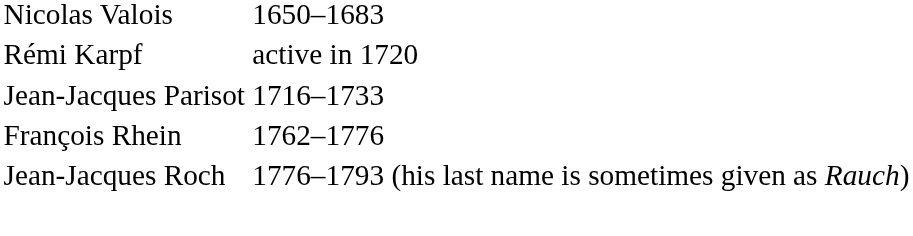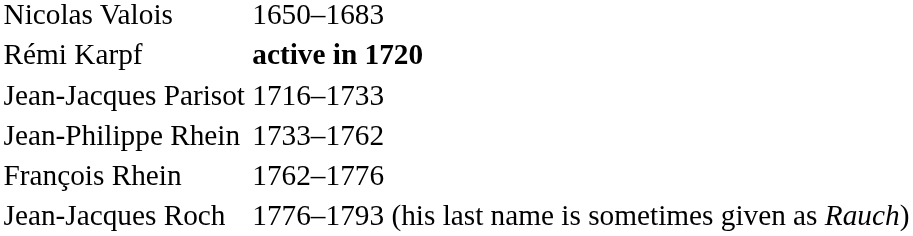(335, 54) normal -> (338, 54) bold
+ row: (122, 135)
